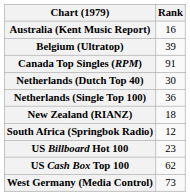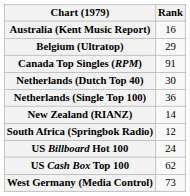(170, 47) 39 -> (170, 47) 29
(170, 115) 18 -> (170, 115) 14
(170, 149) 23 -> (170, 149) 24
